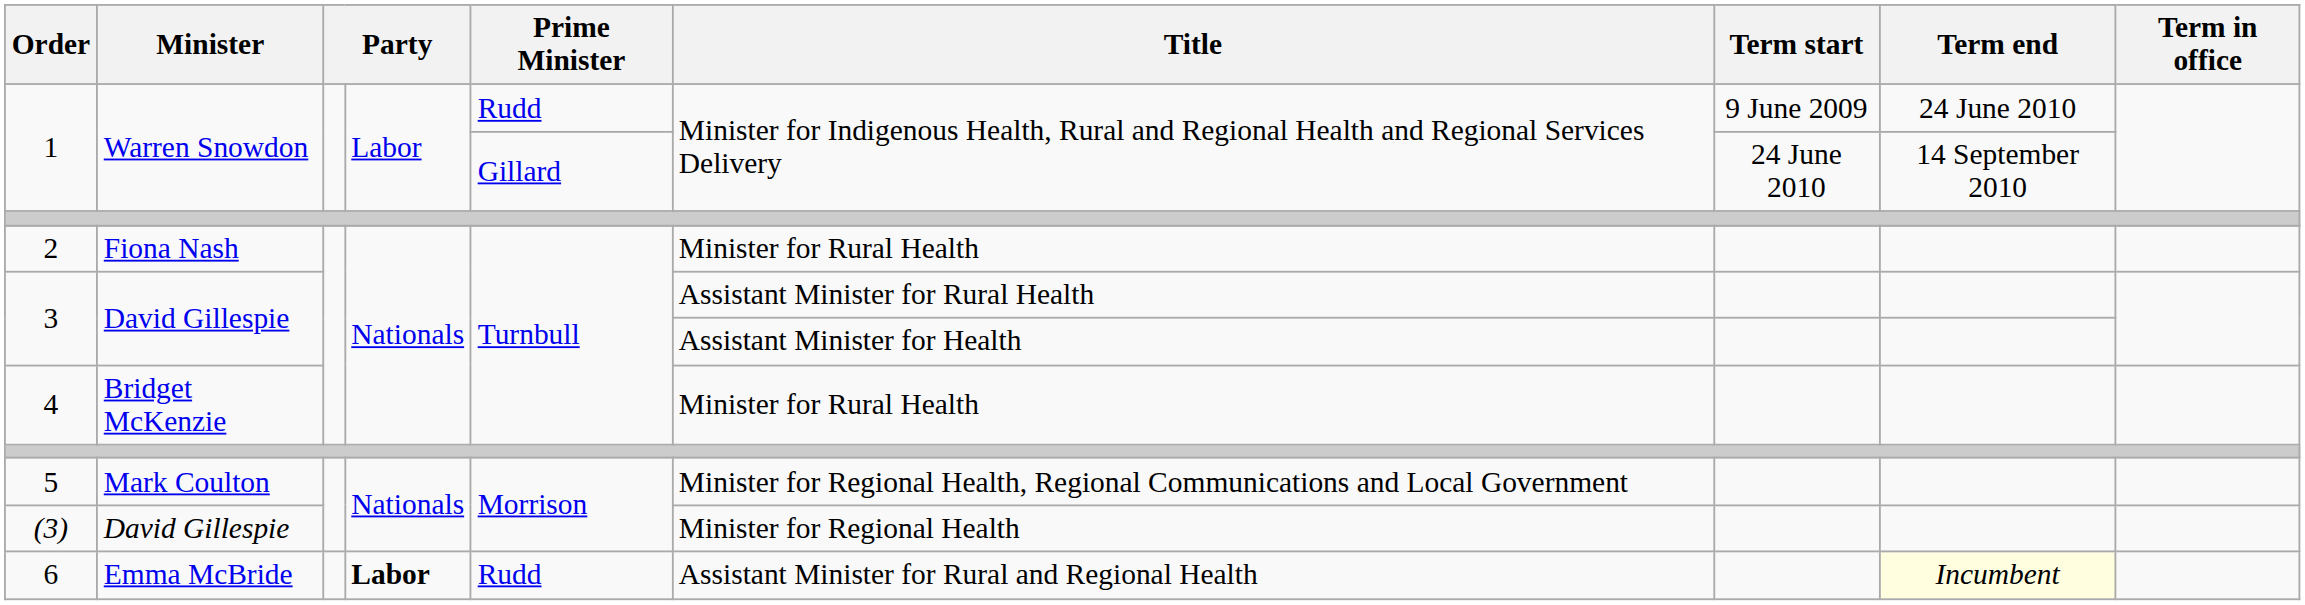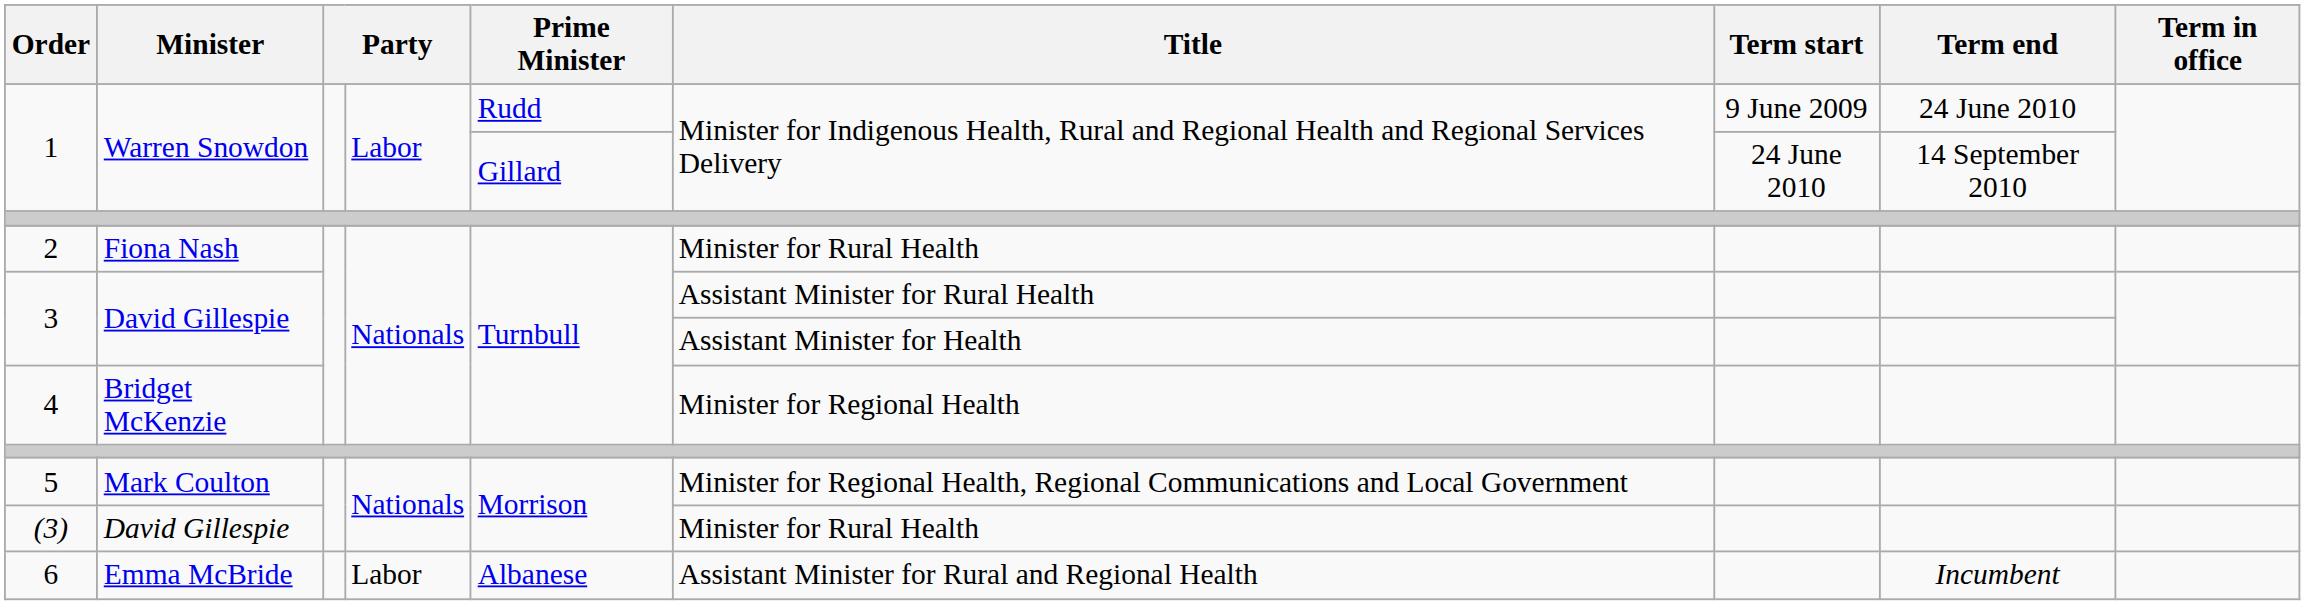(829, 404) Minister for Rural Health -> (849, 404) Minister for Regional Health
(849, 527) Minister for Regional Health -> (829, 527) Minister for Rural Health
(391, 574) bold -> (386, 574) normal
(510, 574) Rudd -> (532, 574) Albanese
(1998, 574) lightyellow background -> (1998, 574) no background
